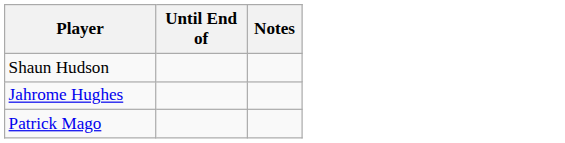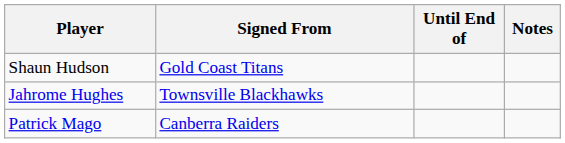+ column: (284, 29)
